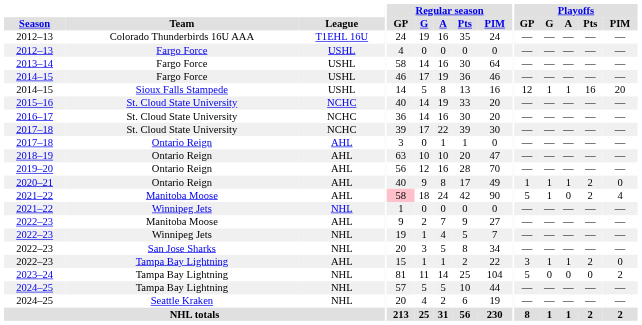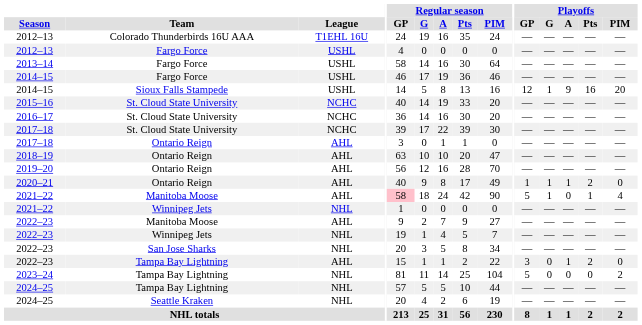(568, 89) 1 -> (568, 89) 9
(590, 195) 2 -> (590, 195) 1
(549, 261) 1 -> (549, 261) 0
